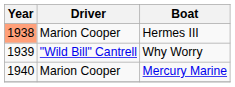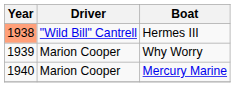(80, 33) Marion Cooper -> (88, 33) "Wild Bill" Cantrell
(88, 52) "Wild Bill" Cantrell -> (80, 52) Marion Cooper
